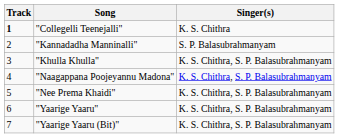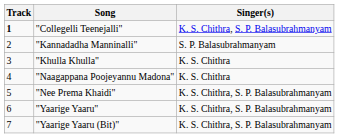(205, 28) K. S. Chithra -> (255, 28) K. S. Chithra, S. P. Balasubrahmanyam
(255, 60) K. S. Chithra, S. P. Balasubrahmanyam -> (205, 60) K. S. Chithra
(255, 76) K. S. Chithra, S. P. Balasubrahmanyam -> (205, 76) K. S. Chithra
